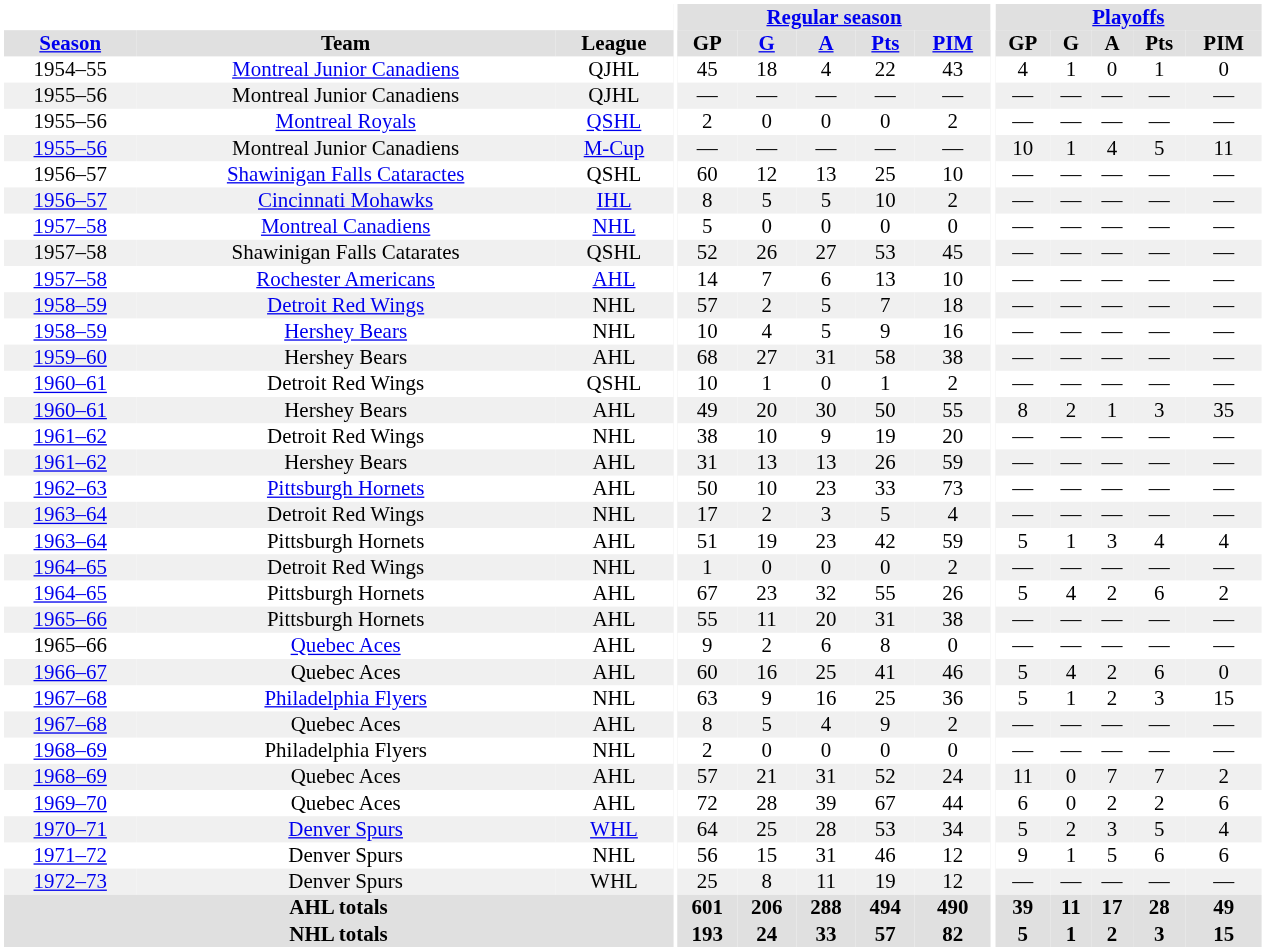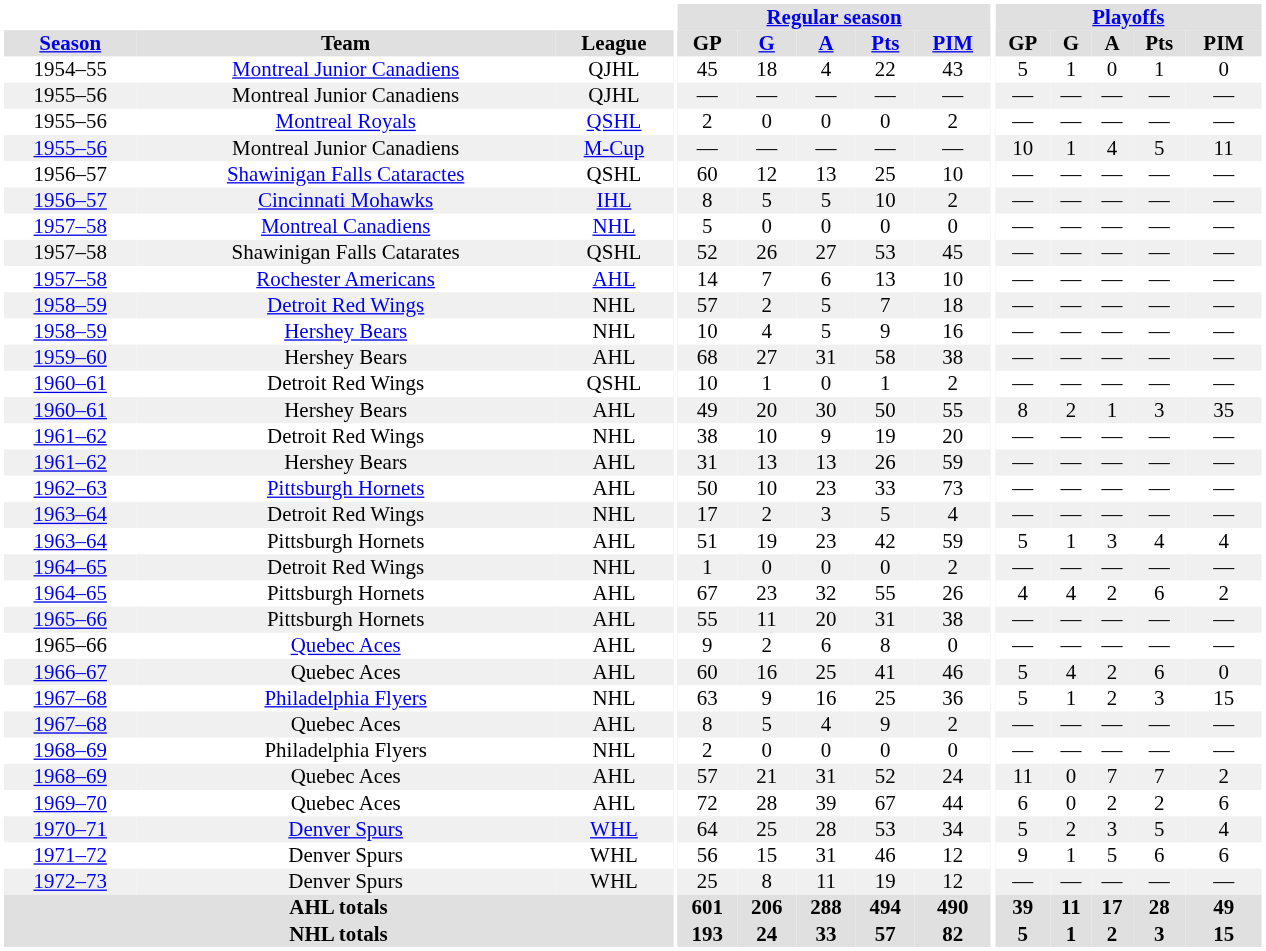(1023, 69) 4 -> (1023, 69) 5
(1023, 593) 5 -> (1023, 593) 4
(614, 855) NHL -> (614, 855) WHL
